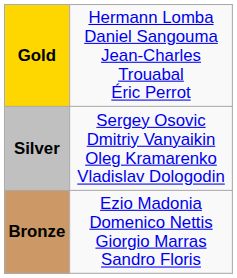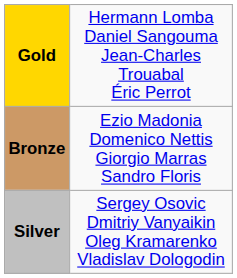rows swapped: (37, 148) <-> (37, 231)
